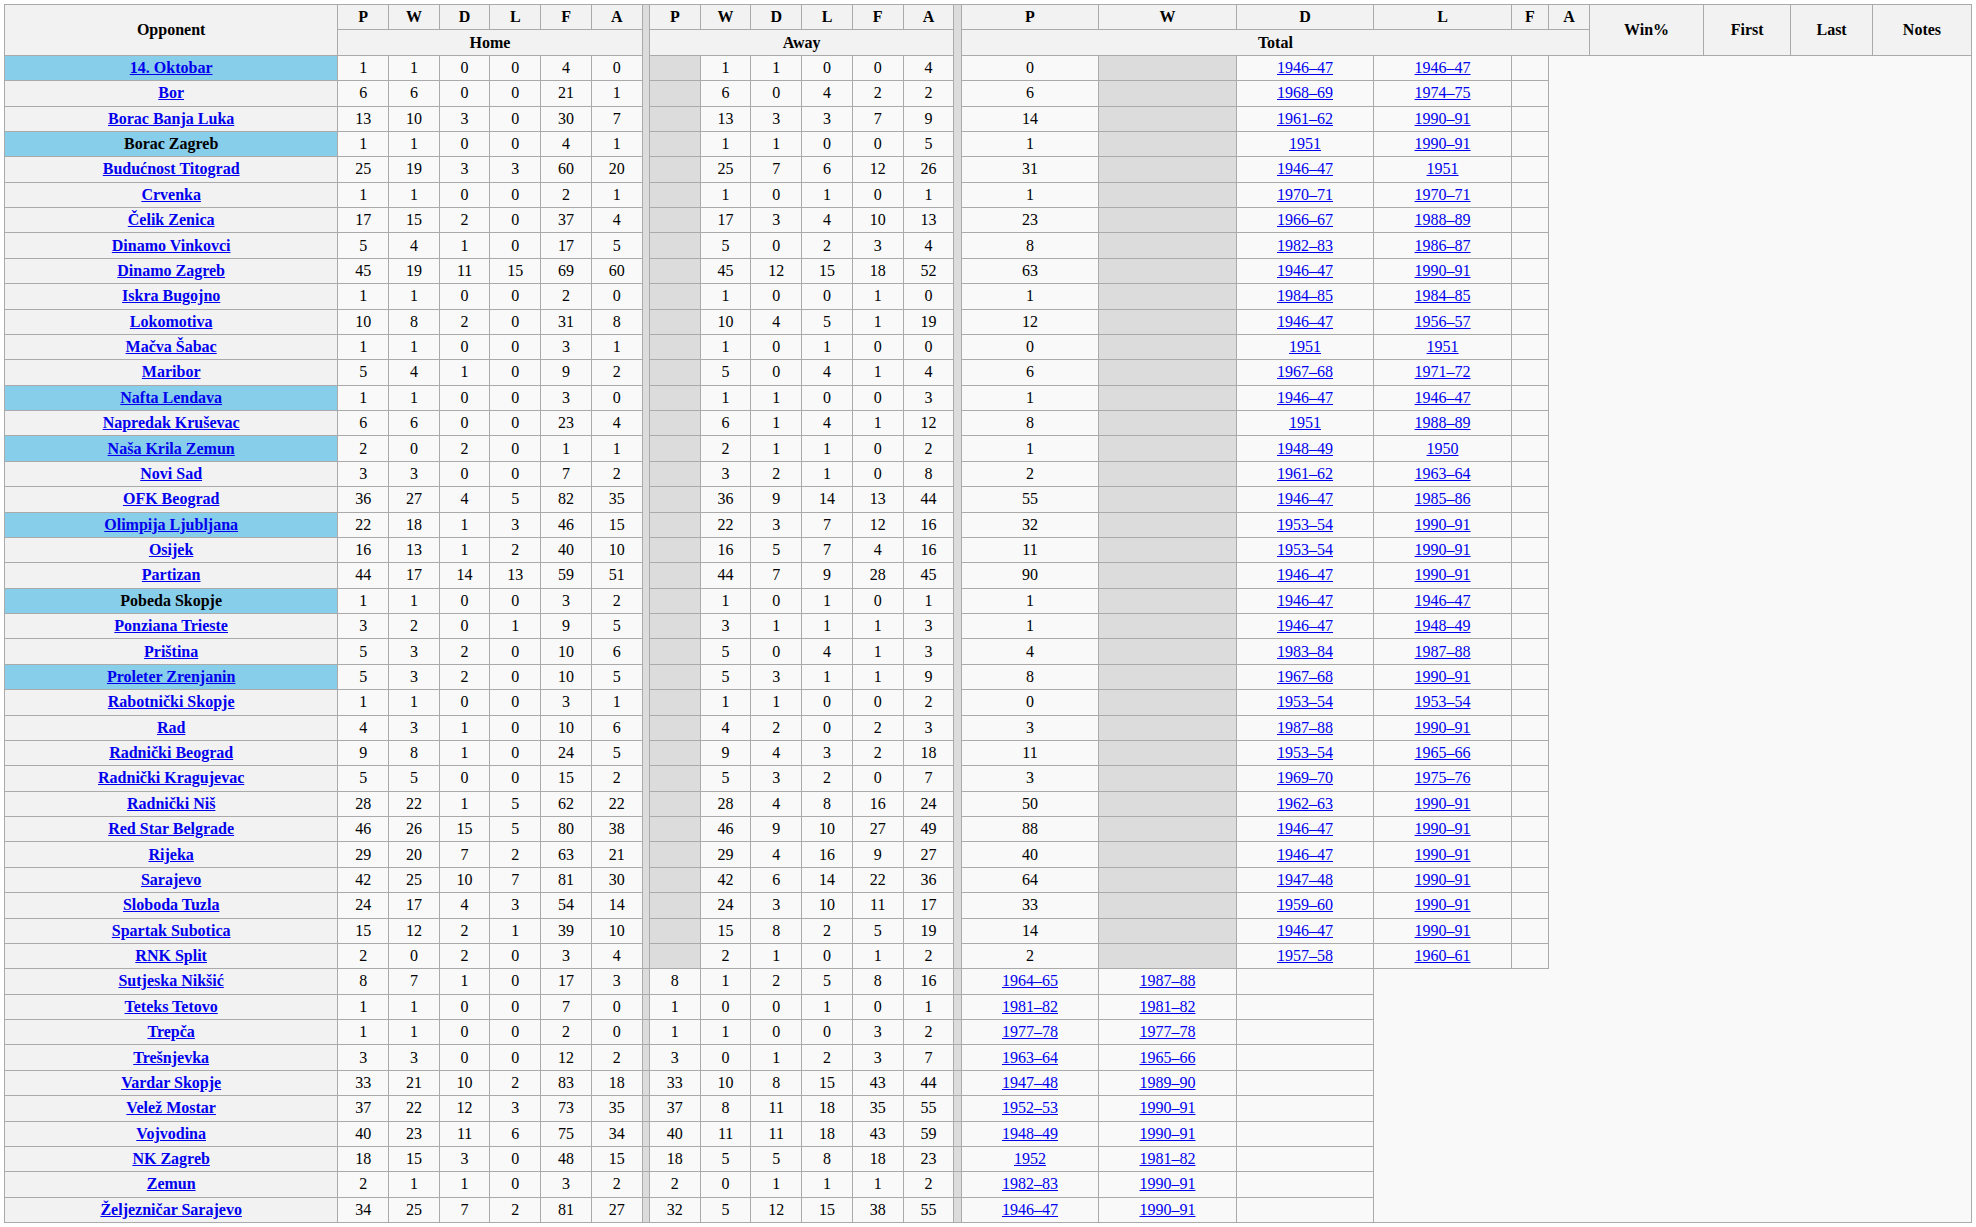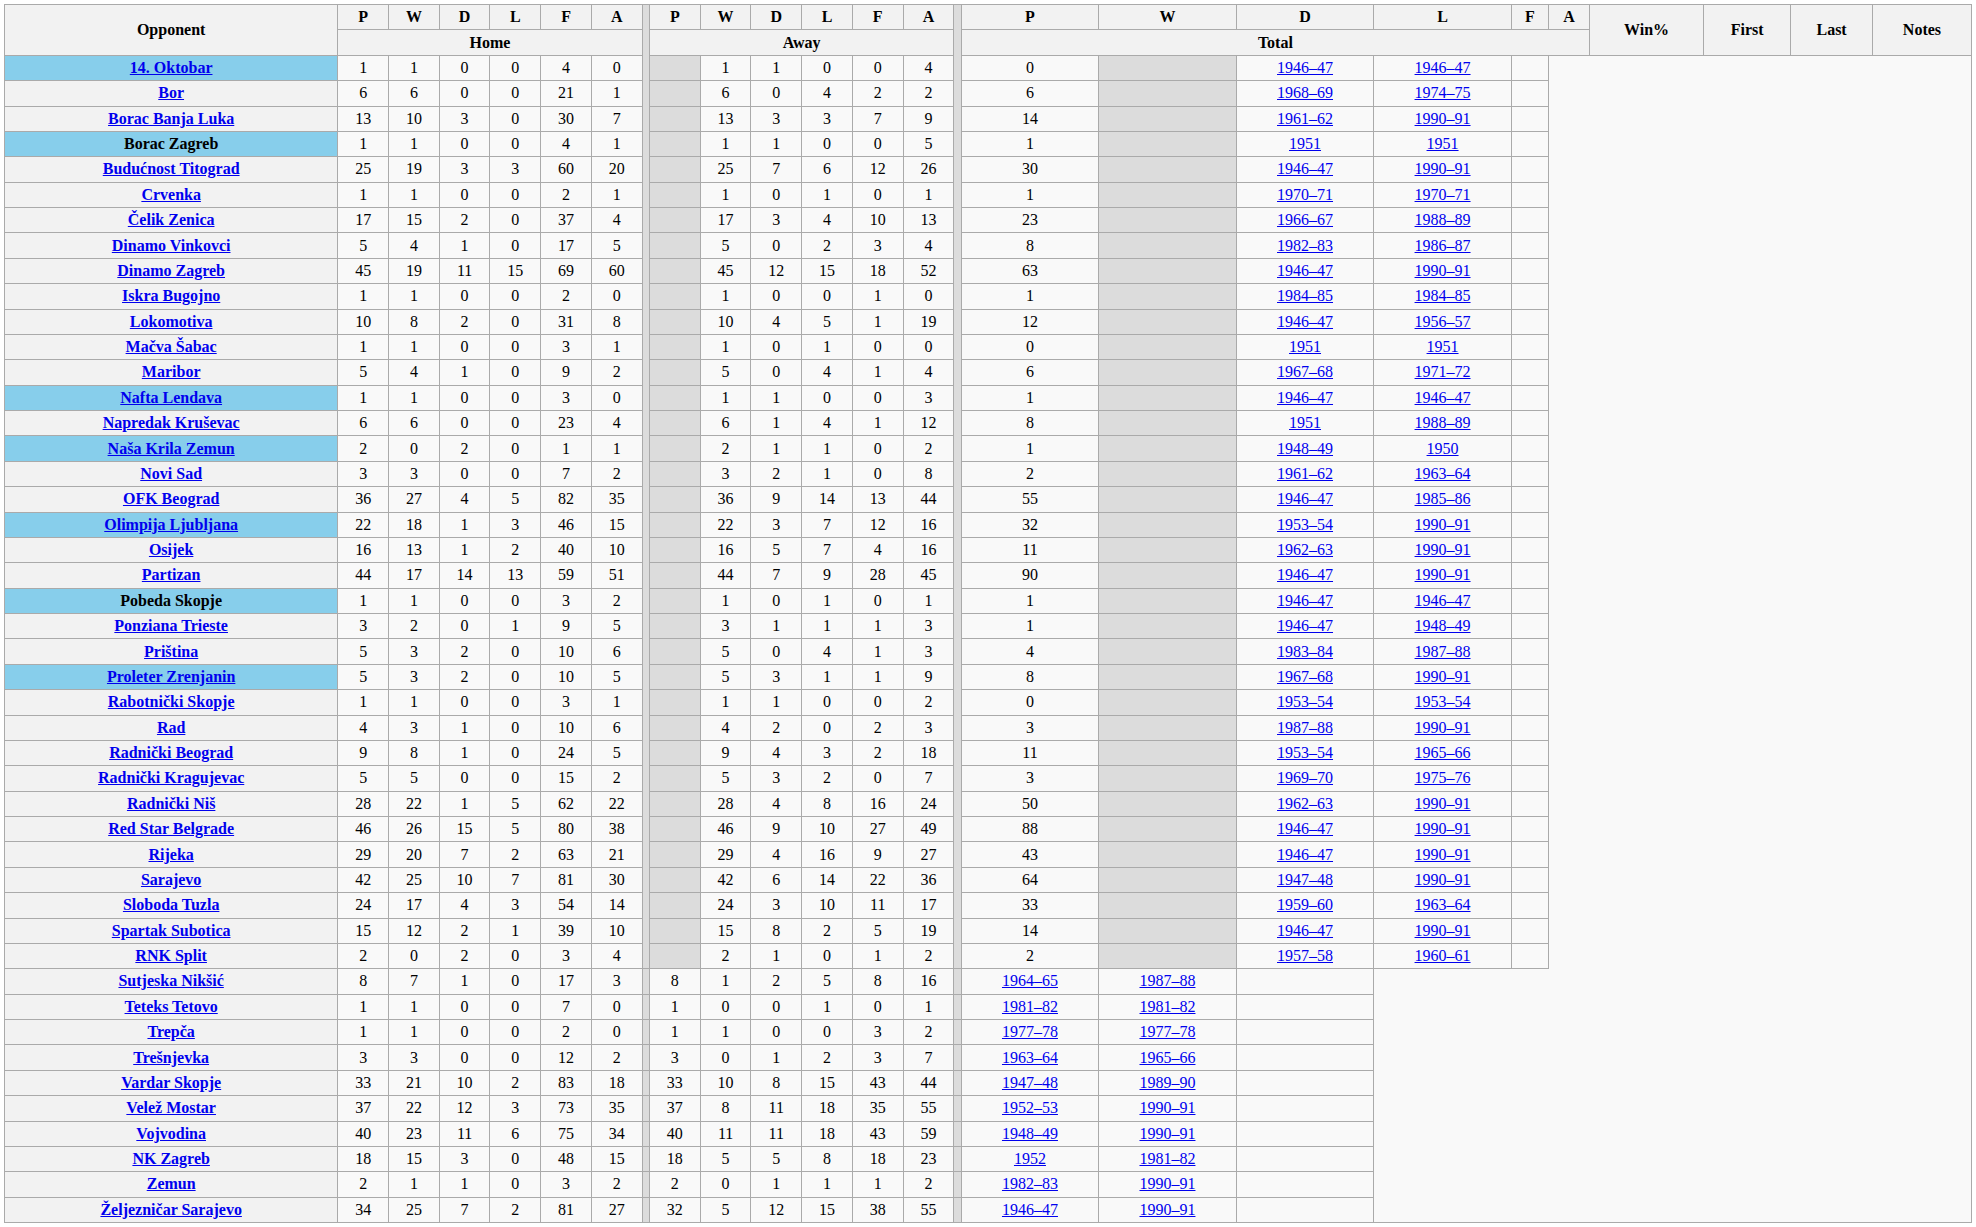(1443, 144) 1990–91 -> (1443, 144) 1951
(1030, 169) 31 -> (1030, 169) 30
(1443, 169) 1951 -> (1443, 169) 1990–91
(1305, 550) 1953–54 -> (1305, 550) 1962–63
(1030, 854) 40 -> (1030, 854) 43
(1443, 905) 1990–91 -> (1443, 905) 1963–64
